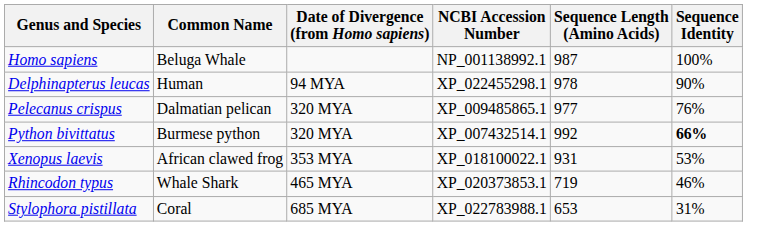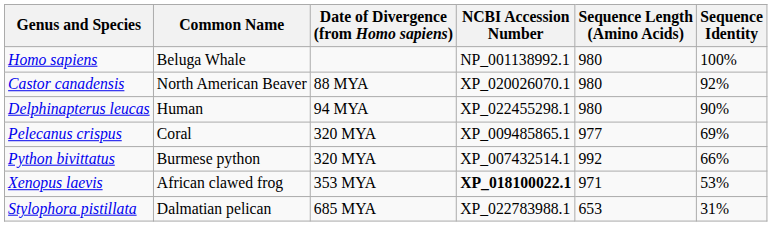(566, 59) 987 -> (590, 59) 980
+ row: (66, 84)
(566, 84) 978 -> (590, 109) 980
(214, 109) Dalmatian pelican -> (174, 134) Coral
(690, 109) 76% -> (715, 134) 69%
(692, 134) bold -> (715, 158) normal
(492, 158) normal -> (516, 183) bold
(566, 158) 931 -> (590, 183) 971
- row: (61, 183)
(174, 208) Coral -> (214, 208) Dalmatian pelican
